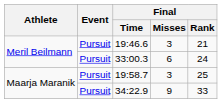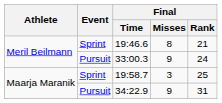(95, 43) Pursuit -> (92, 43) Sprint
(169, 43) 3 -> (169, 43) 8
(169, 59) 6 -> (169, 59) 9
(95, 75) Pursuit -> (92, 75) Sprint
(202, 91) 33 -> (202, 91) 31
